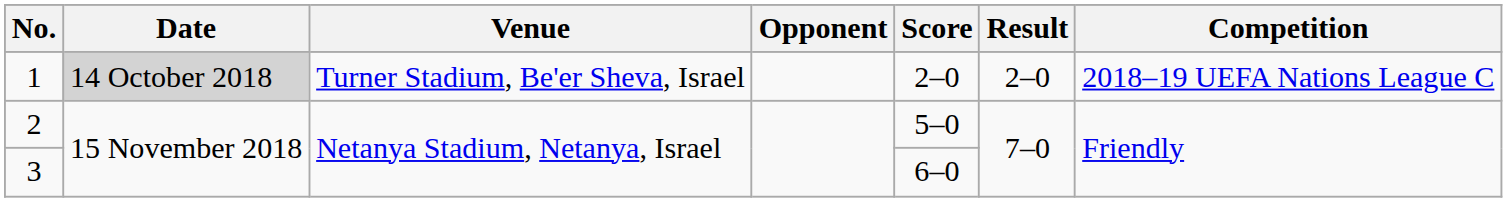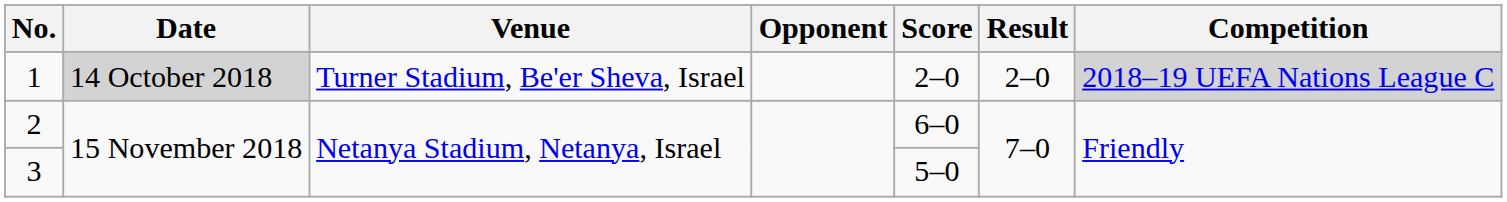(1288, 76) no background -> (1288, 76) lightgrey background
(937, 123) 5–0 -> (937, 123) 6–0
(937, 171) 6–0 -> (937, 171) 5–0
